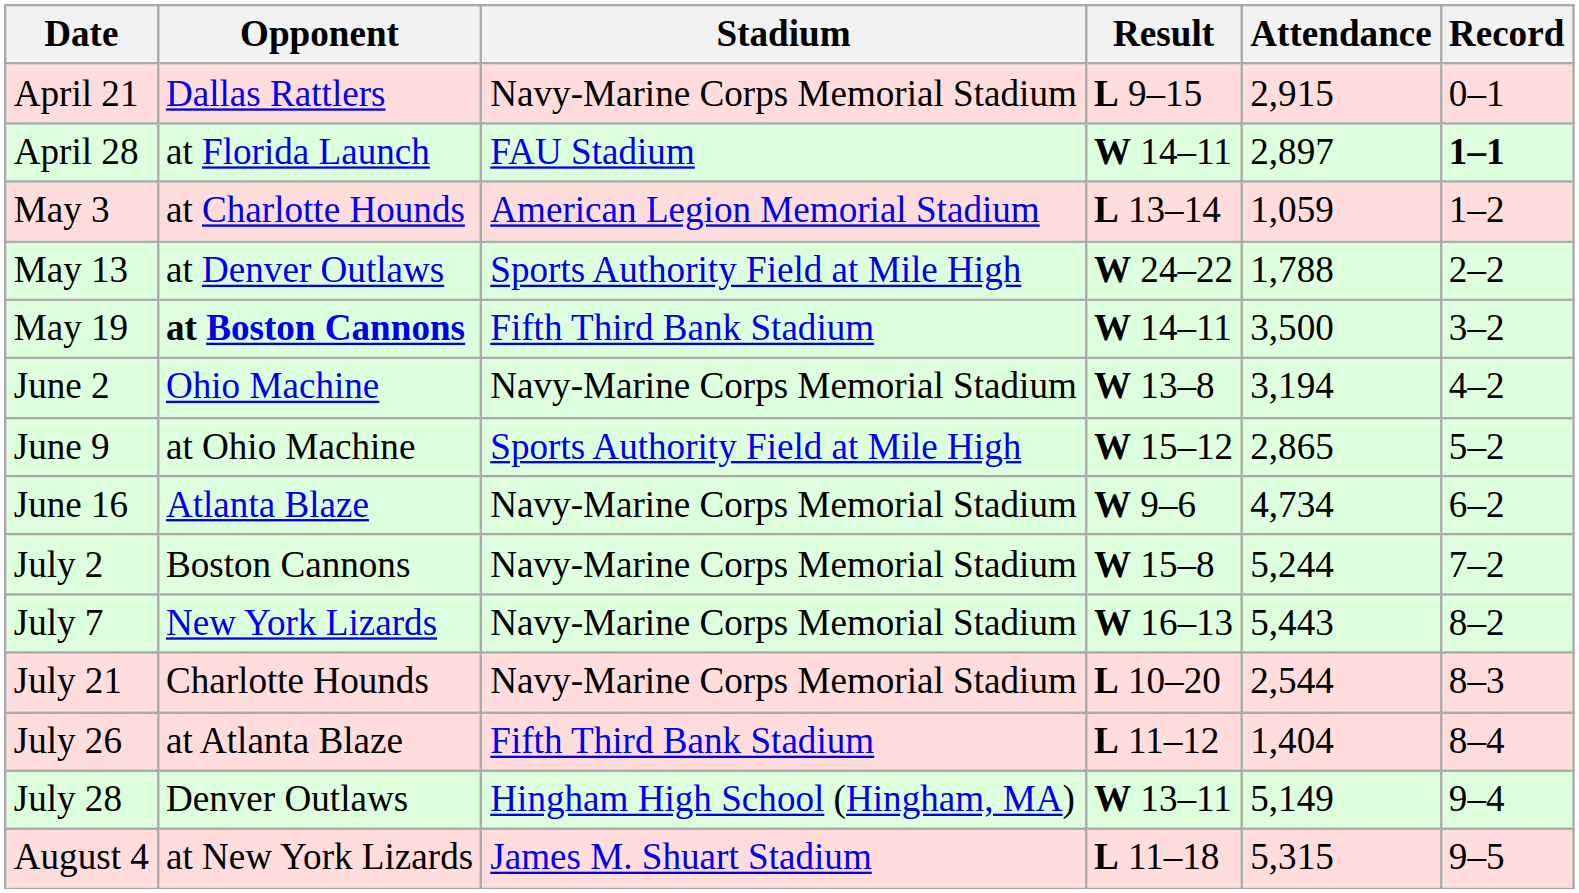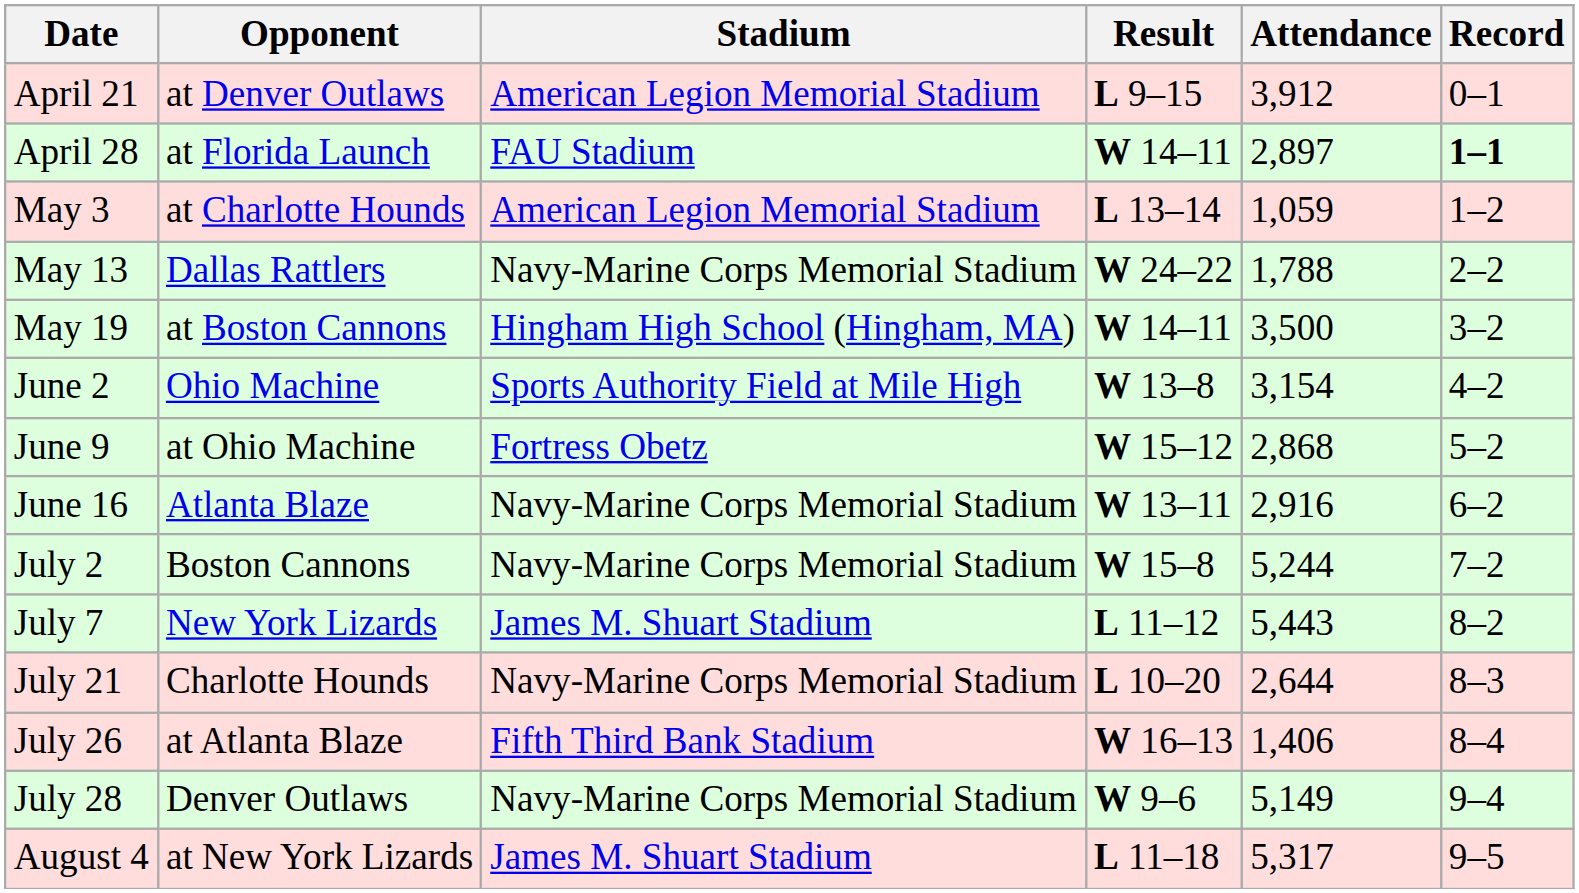(276, 92) Dallas Rattlers -> (305, 92) at Denver Outlaws
(784, 92) Navy-Marine Corps Memorial Stadium -> (765, 92) American Legion Memorial Stadium
(1292, 92) 2,915 -> (1292, 92) 3,912
(305, 269) at Denver Outlaws -> (276, 269) Dallas Rattlers
(756, 269) Sports Authority Field at Mile High -> (784, 269) Navy-Marine Corps Memorial Stadium
(315, 328) bold -> (306, 328) normal
(682, 328) Fifth Third Bank Stadium -> (783, 328) Hingham High School (Hingham, MA)
(784, 387) Navy-Marine Corps Memorial Stadium -> (756, 387) Sports Authority Field at Mile High
(1292, 387) 3,194 -> (1292, 387) 3,154
(756, 446) Sports Authority Field at Mile High -> (599, 446) Fortress Obetz
(1292, 446) 2,865 -> (1292, 446) 2,868
(1145, 504) W 9–6 -> (1163, 504) W 13–11
(1292, 504) 4,734 -> (1292, 504) 2,916
(784, 622) Navy-Marine Corps Memorial Stadium -> (681, 622) James M. Shuart Stadium
(1164, 622) W 16–13 -> (1157, 622) L 11–12
(1292, 681) 2,544 -> (1292, 681) 2,644
(1157, 740) L 11–12 -> (1164, 740) W 16–13
(1292, 740) 1,404 -> (1292, 740) 1,406
(783, 799) Hingham High School (Hingham, MA) -> (784, 799) Navy-Marine Corps Memorial Stadium
(1163, 799) W 13–11 -> (1145, 799) W 9–6
(1292, 858) 5,315 -> (1292, 858) 5,317
